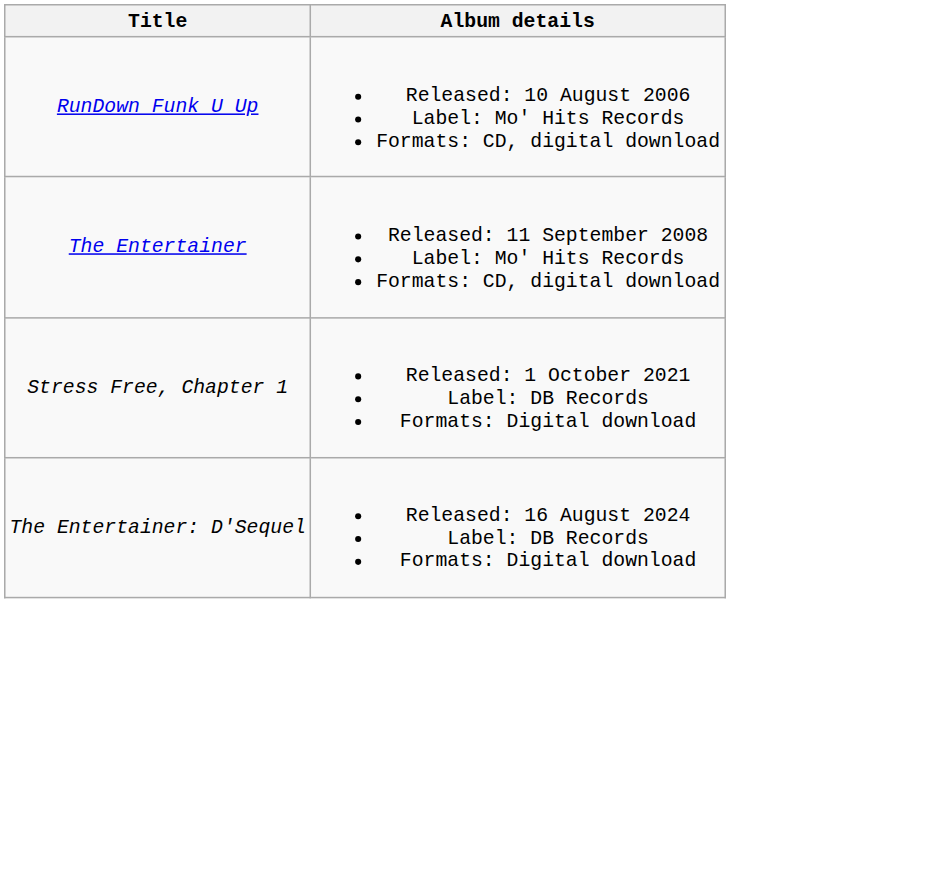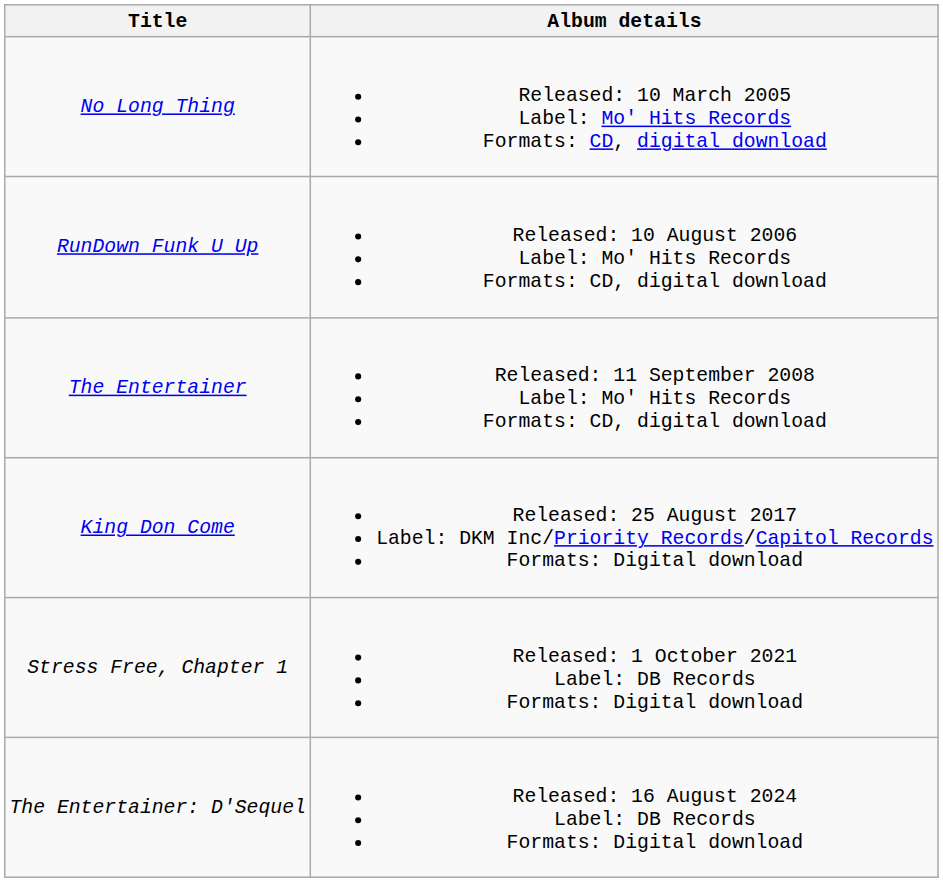+ row: (158, 107)
+ row: (158, 527)
